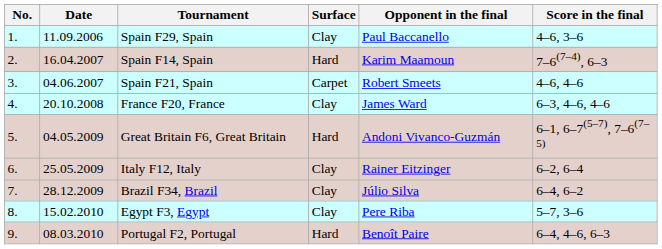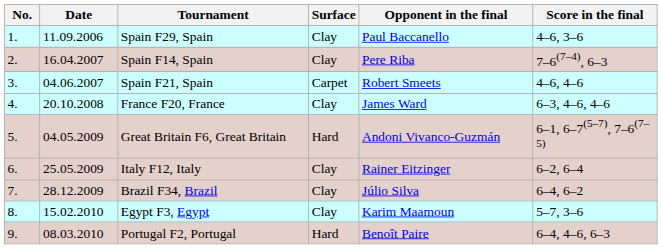(325, 59) Hard -> (324, 59) Clay
(408, 59) Karim Maamoun -> (388, 59) Pere Riba
(388, 211) Pere Riba -> (408, 211) Karim Maamoun
